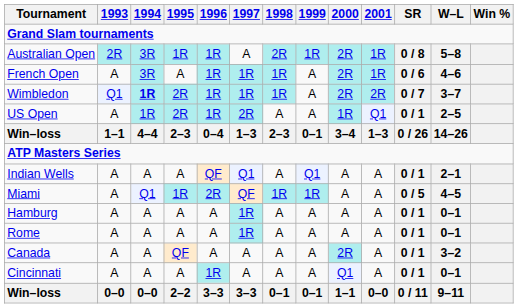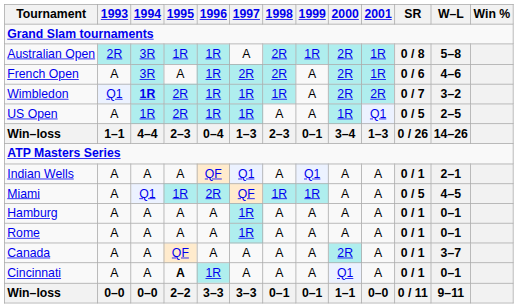(246, 73) 1R -> (246, 73) 2R
(279, 73) 1R -> (279, 73) 2R
(451, 93) 3–7 -> (451, 93) 3–2
(246, 113) 2R -> (246, 113) 1R
(413, 113) 0 / 1 -> (413, 113) 0 / 5
(451, 252) 3–2 -> (451, 252) 3–7
(180, 272) normal -> (180, 272) bold
